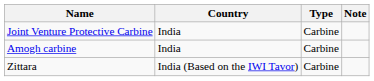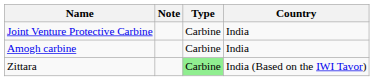columns swapped: (228, 13) <-> (355, 13)
(321, 66) no background -> (203, 66) lightgreen background
